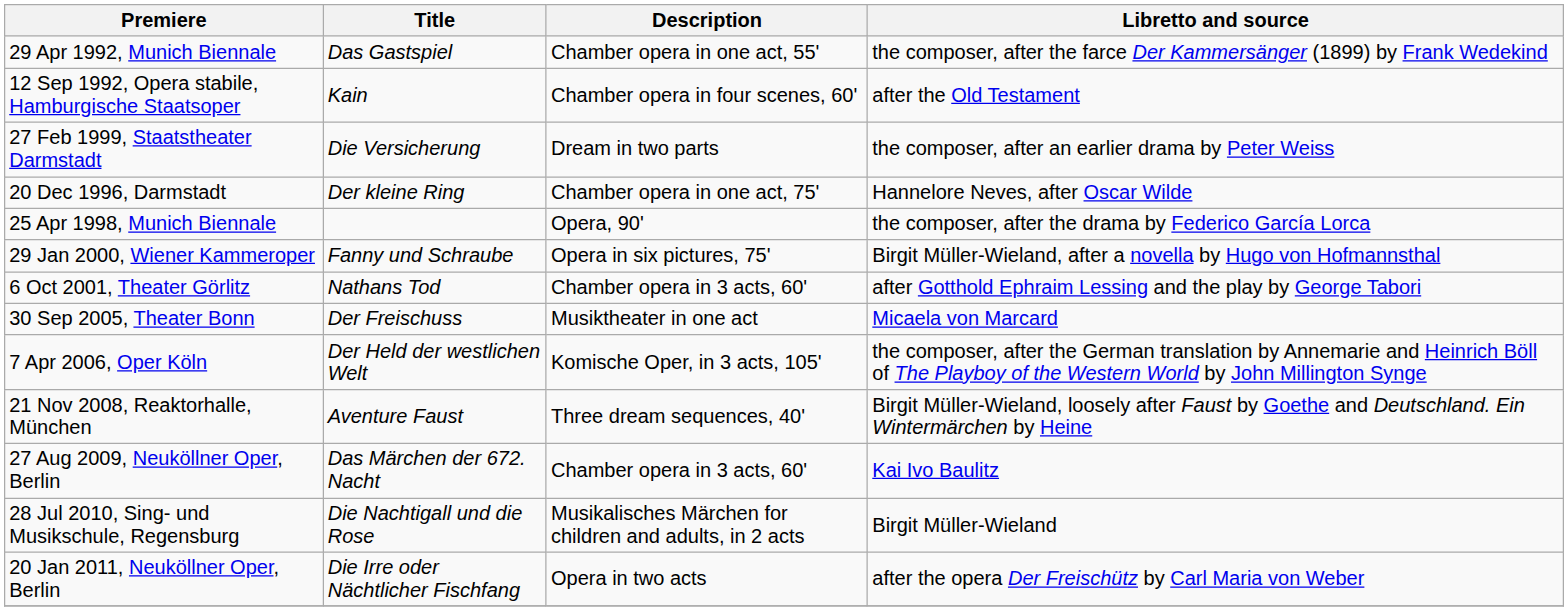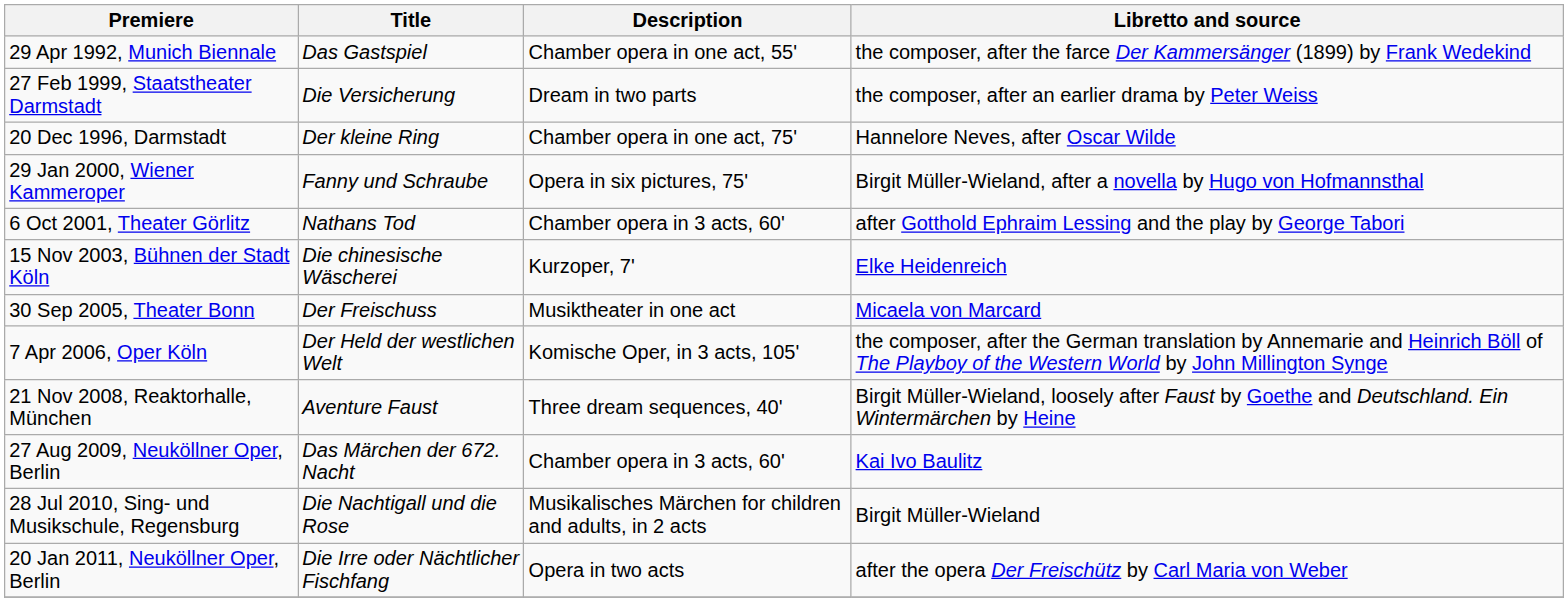- row: (134, 95)
- row: (143, 223)
+ row: (149, 266)
